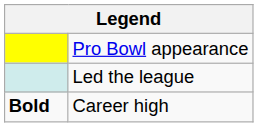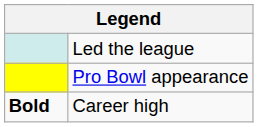rows swapped: (160, 48) <-> (133, 77)
